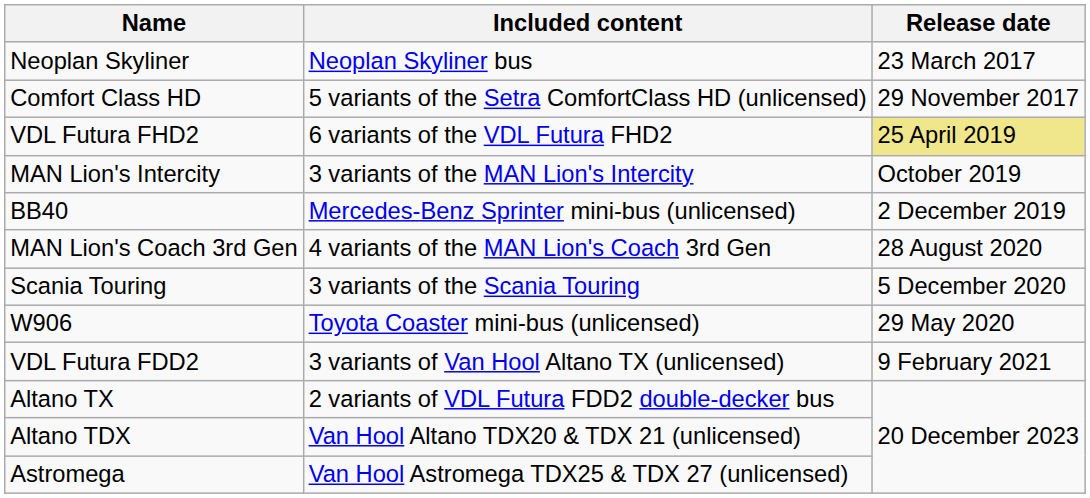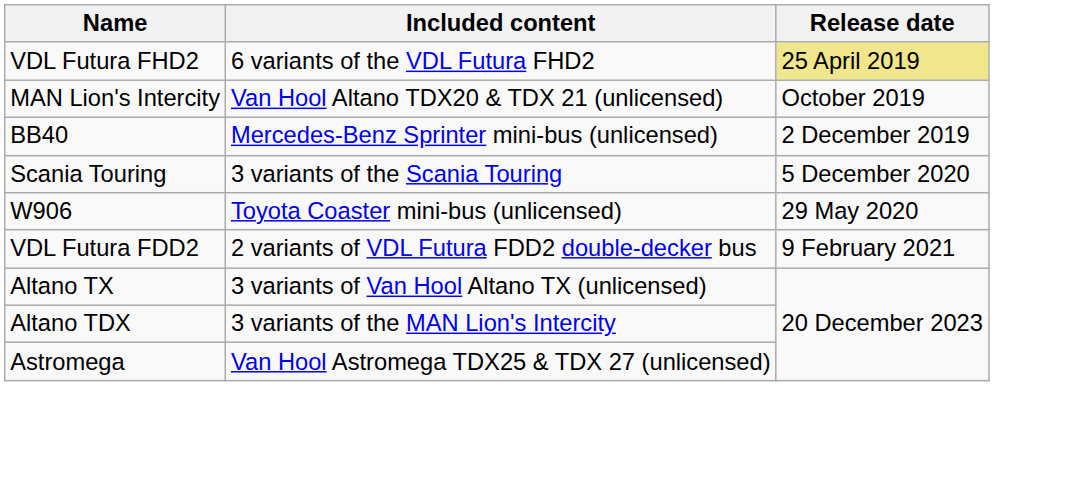- row: (100, 60)
- row: (106, 98)
(501, 173) 3 variants of the MAN Lion's Intercity -> (477, 98) Van Hool Altano TDX20 & TDX 21 (unlicensed)
- row: (154, 248)
(546, 361) 3 variants of Van Hool Altano TX (unlicensed) -> (494, 248) 2 variants of VDL Futura FDD2 double-decker bus
(571, 398) 2 variants of VDL Futura FDD2 double-decker bus -> (469, 286) 3 variants of Van Hool Altano TX (unlicensed)
(555, 436) Van Hool Altano TDX20 & TDX 21 (unlicensed) -> (423, 323) 3 variants of the MAN Lion's Intercity
